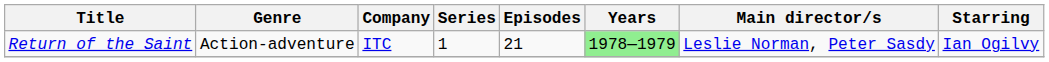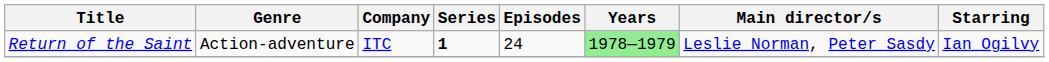(443, 44) normal -> (443, 44) bold
(513, 44) 21 -> (513, 44) 24
